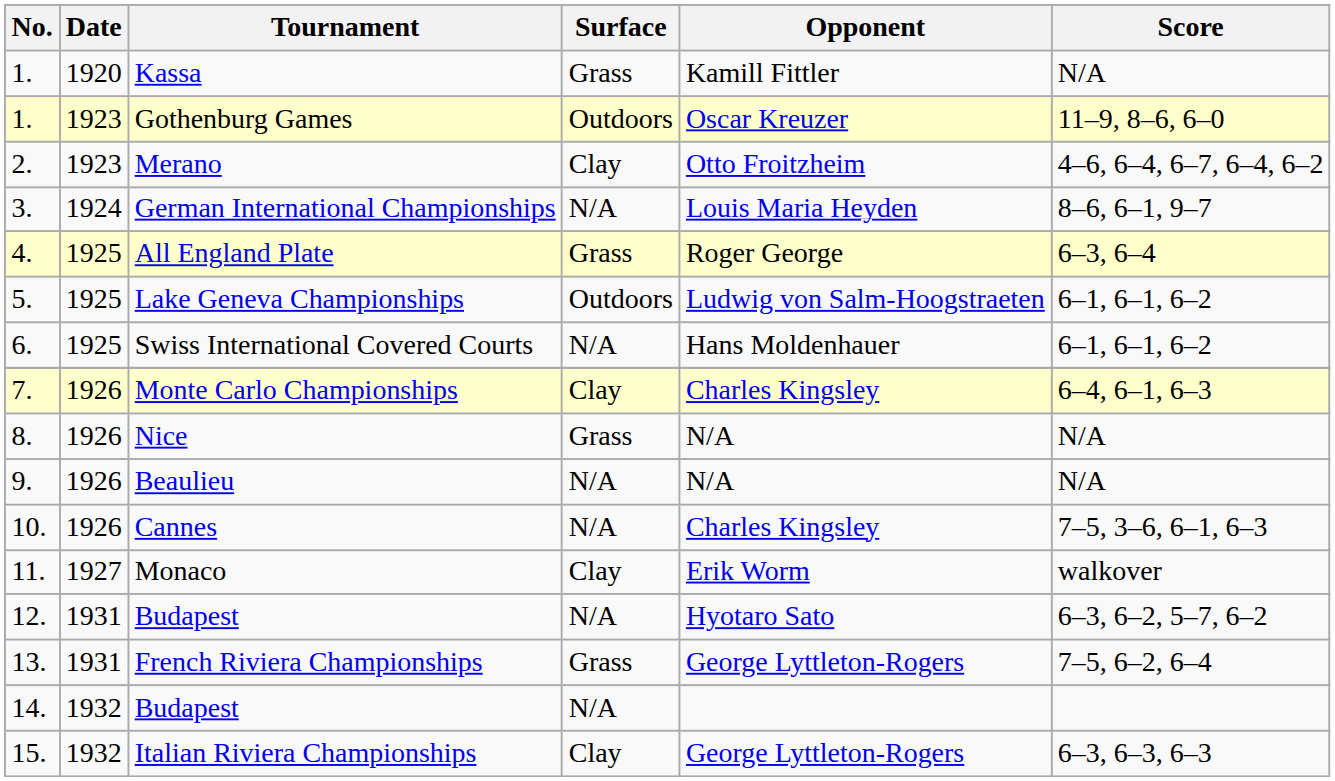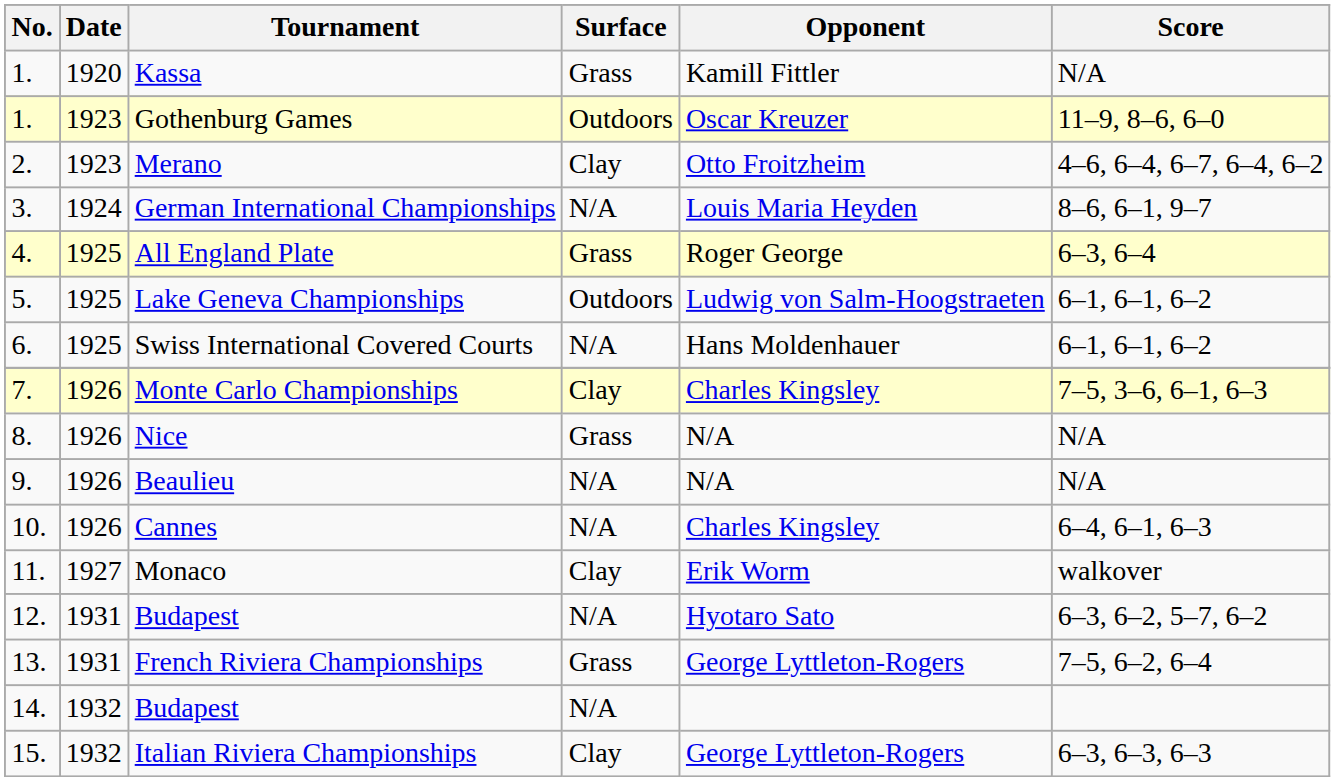(1135, 389) 6–4, 6–1, 6–3 -> (1163, 389) 7–5, 3–6, 6–1, 6–3
(1163, 525) 7–5, 3–6, 6–1, 6–3 -> (1135, 525) 6–4, 6–1, 6–3
